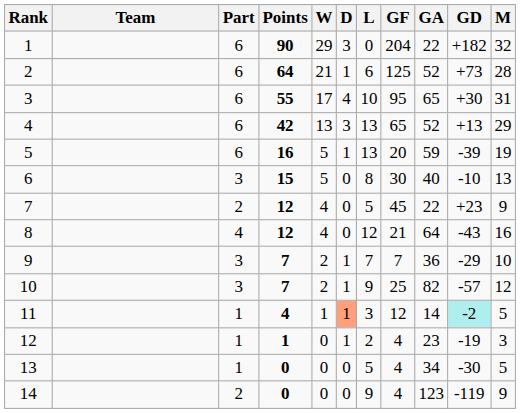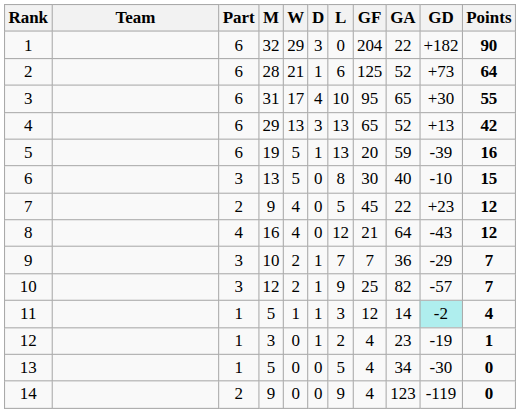columns swapped: (503, 17) <-> (285, 17)
(346, 313) lightsalmon background -> (318, 313) no background
